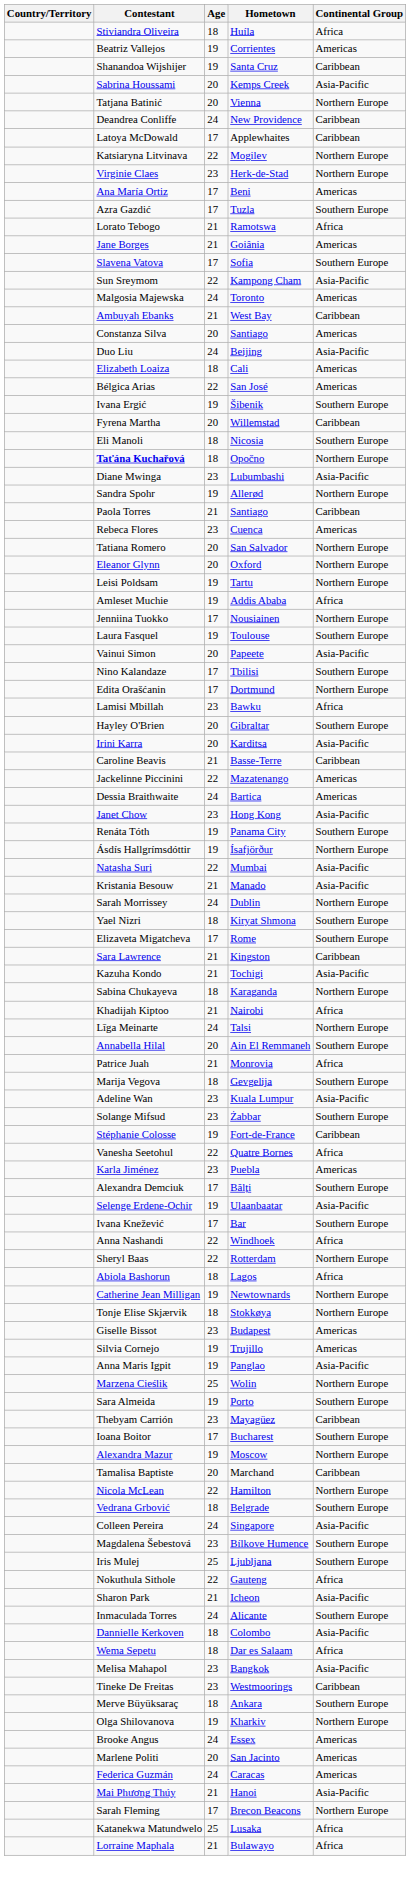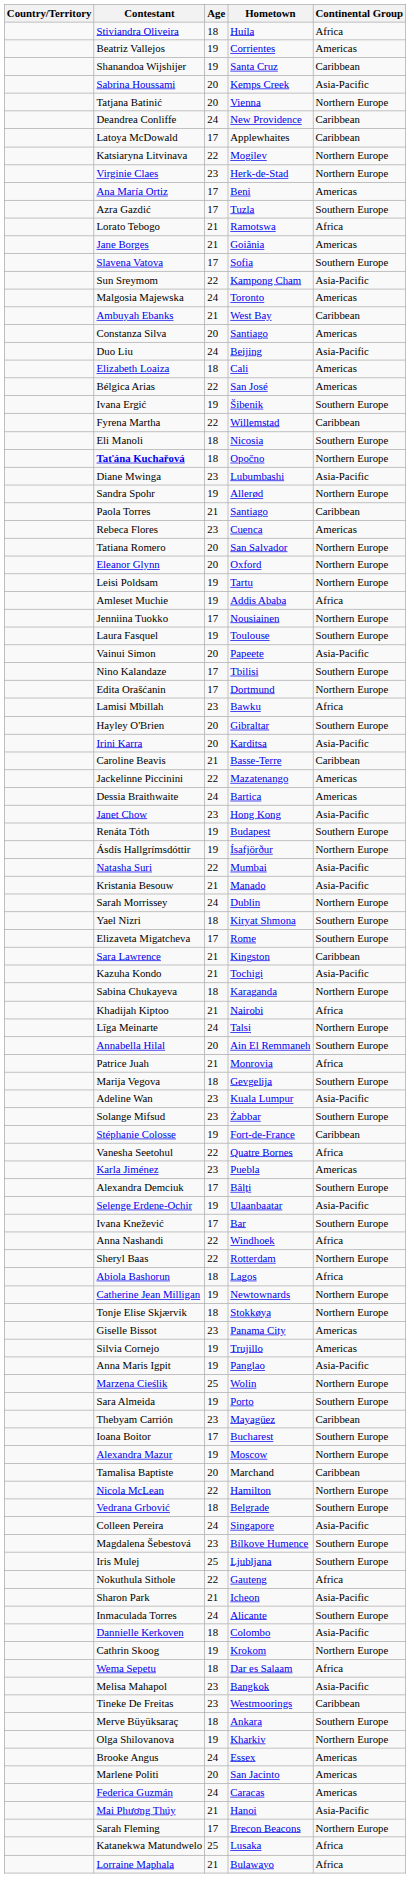(213, 422) 20 -> (213, 422) 22
(258, 832) Panama City -> (250, 832) Budapest
(250, 1330) Budapest -> (258, 1330) Panama City
+ row: (128, 1650)
